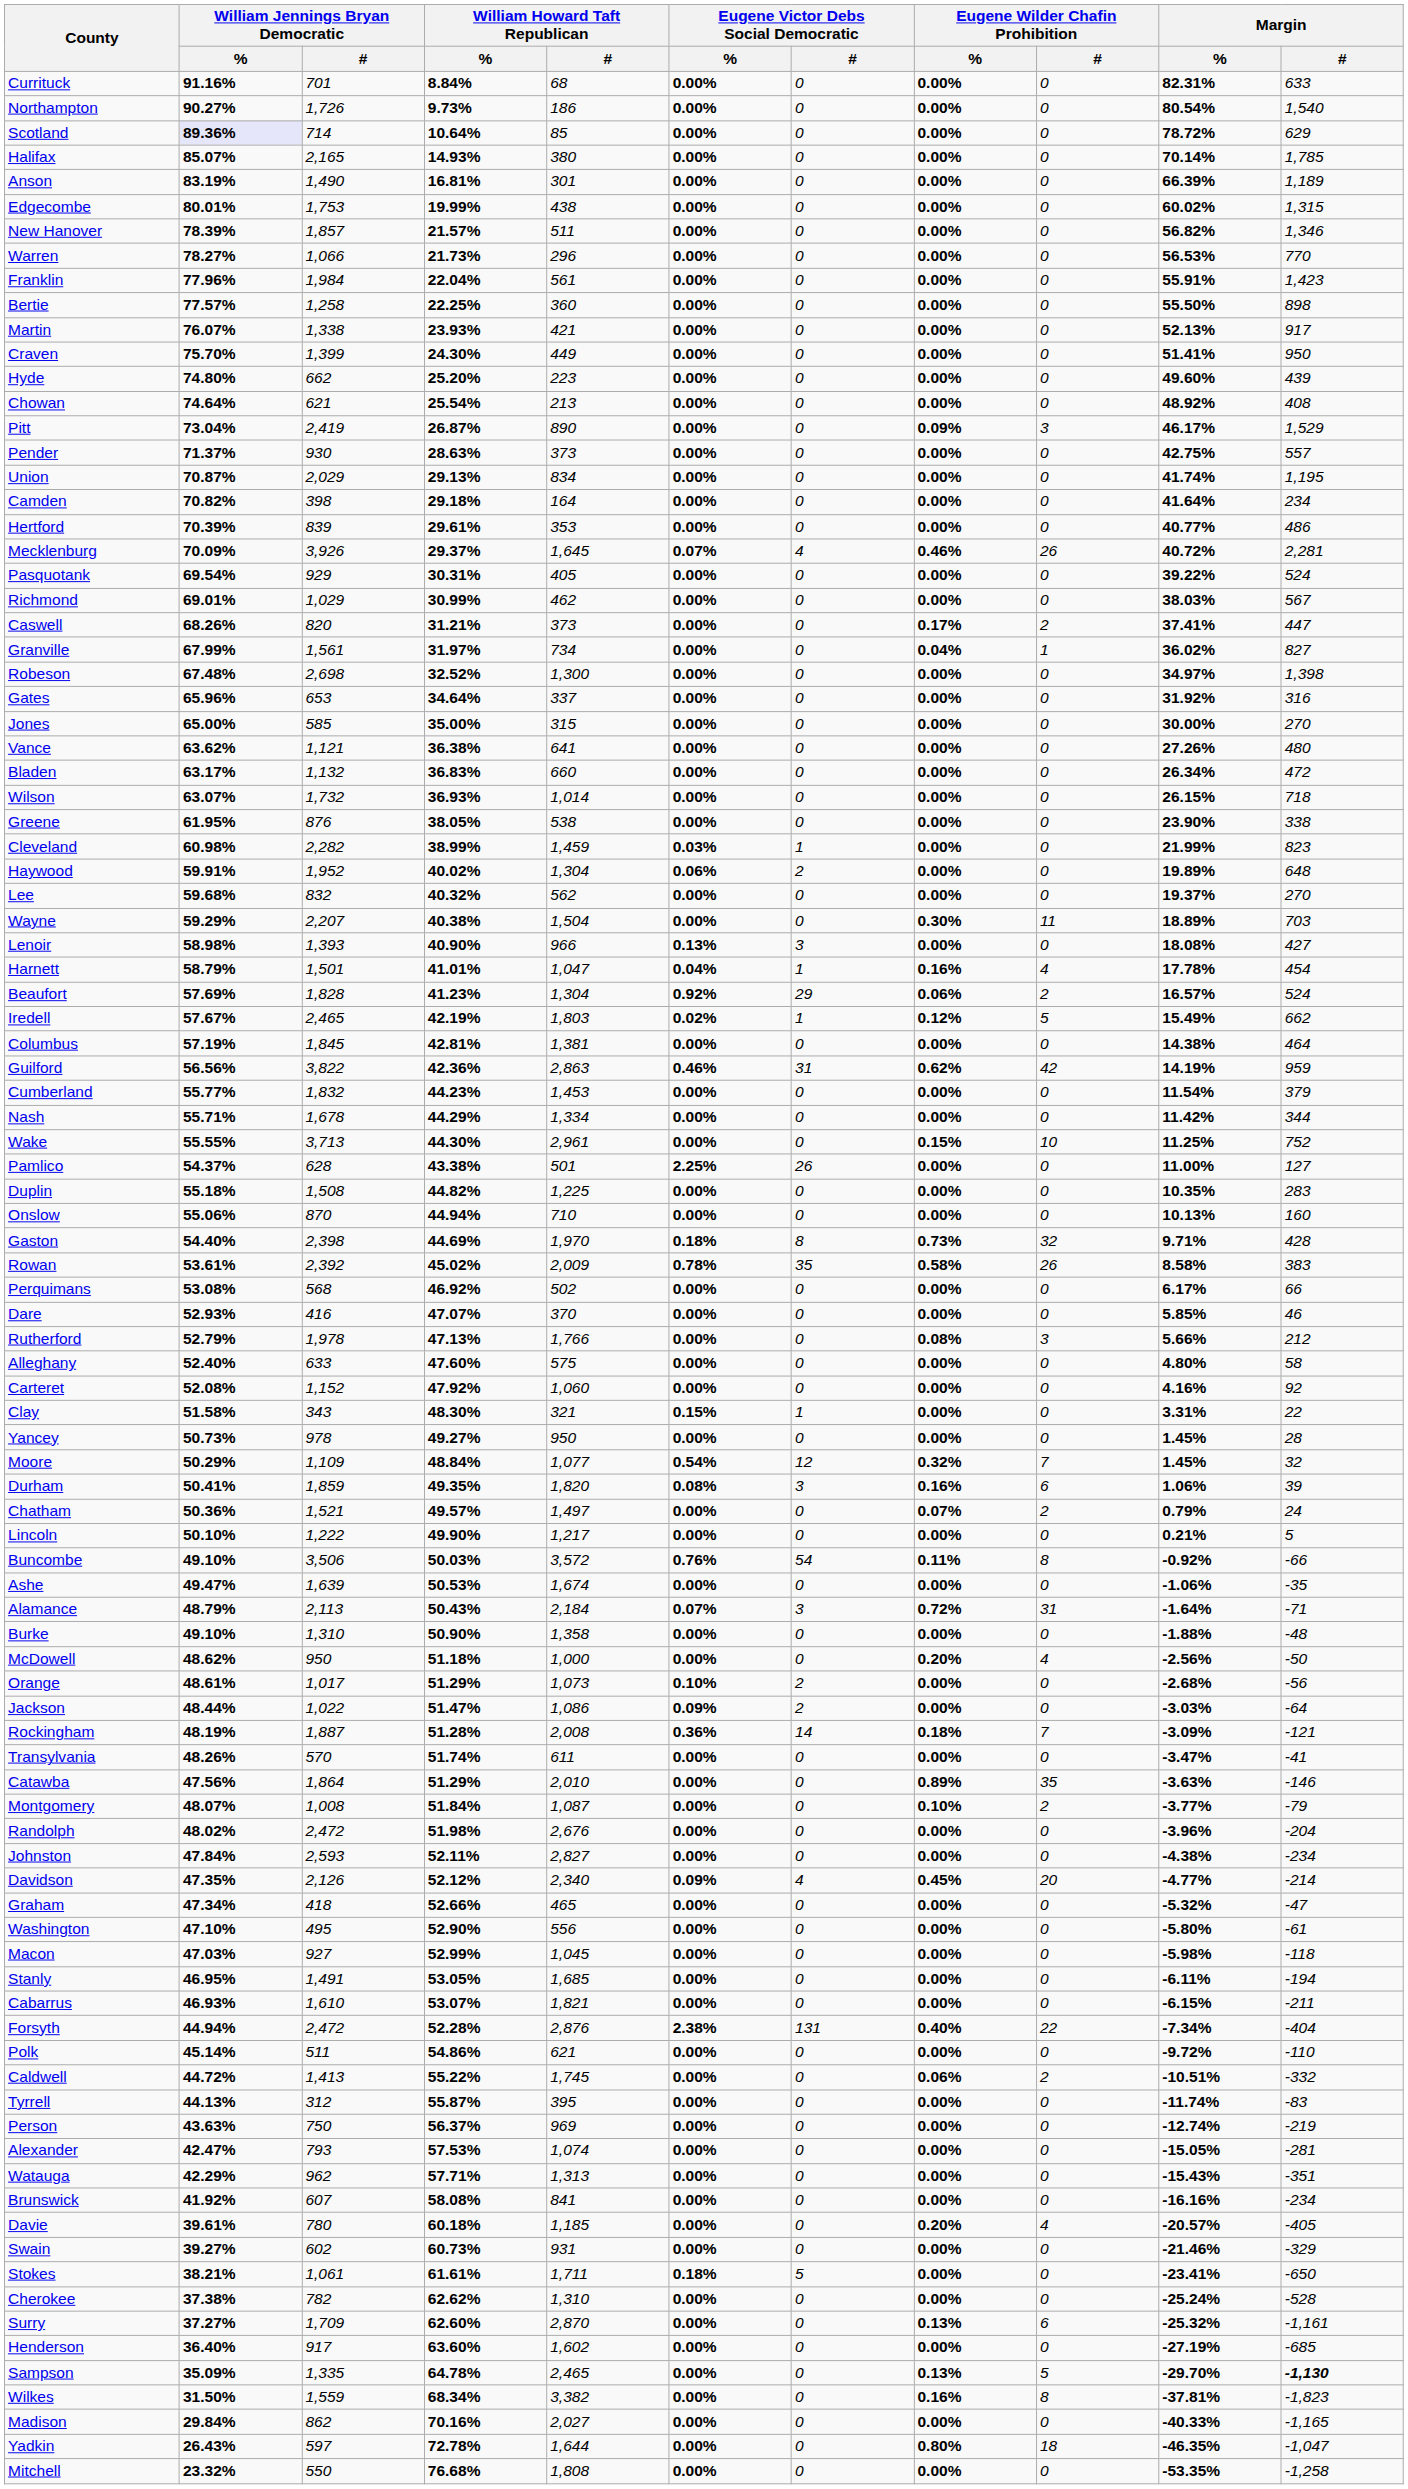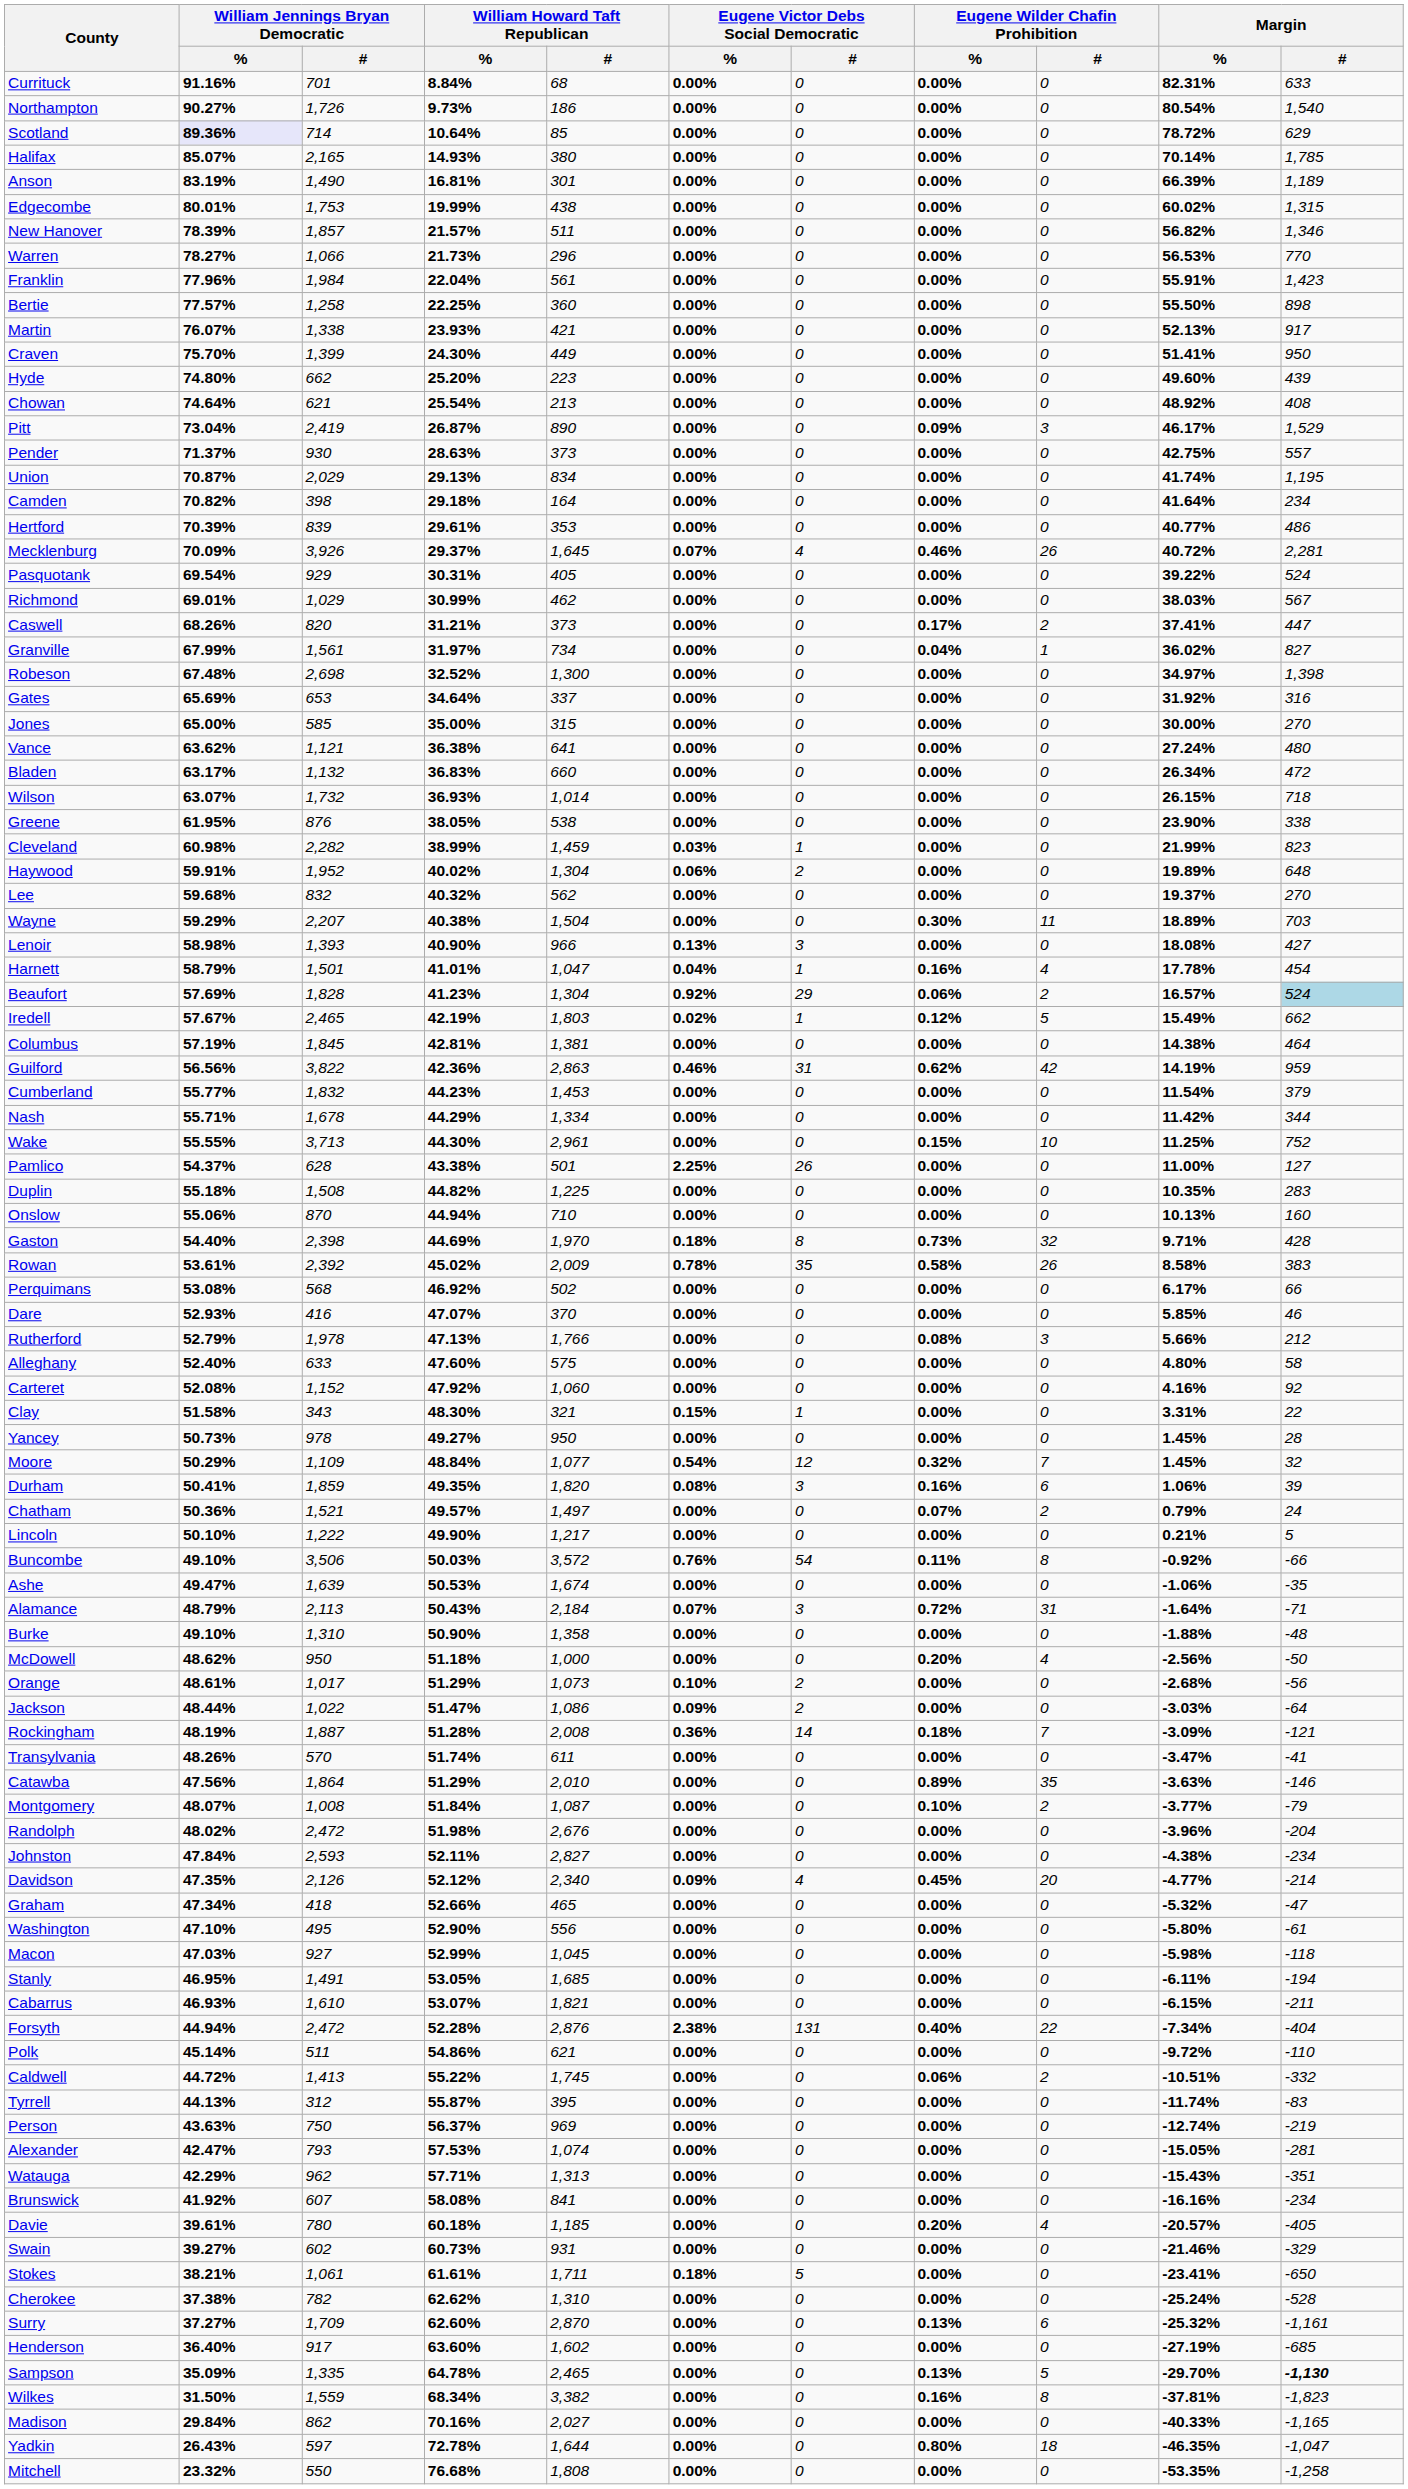(209, 698) 65.96% -> (209, 698) 65.69%
(1189, 748) 27.26% -> (1189, 748) 27.24%
(1298, 994) no background -> (1298, 994) lightblue background
